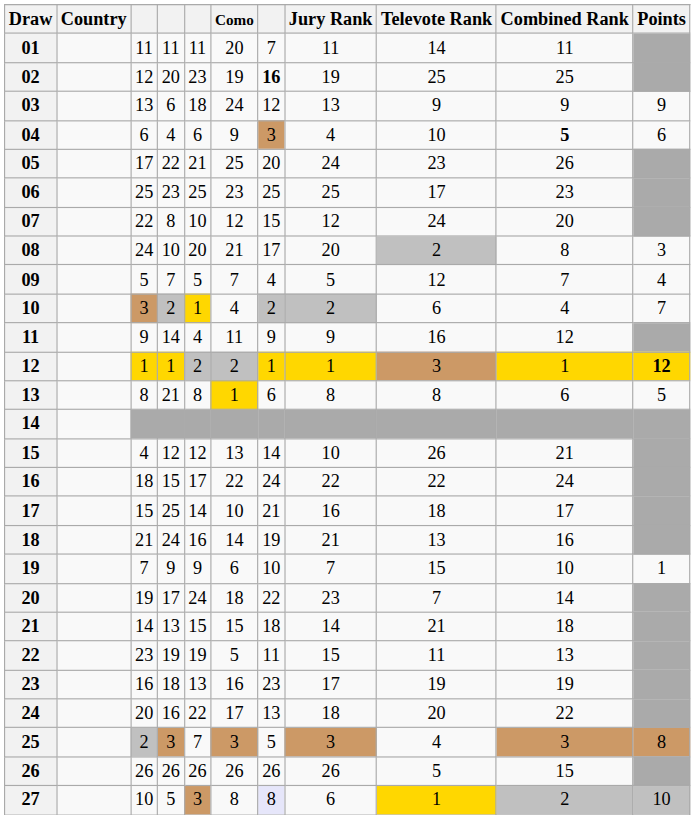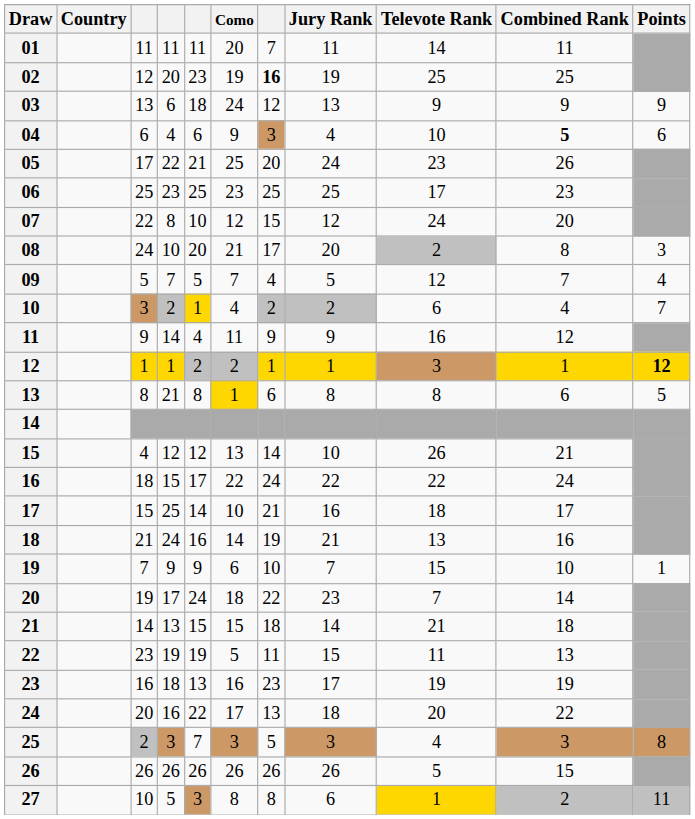(271, 800) lavender background -> (271, 800) no background
(662, 800) 10 -> (662, 800) 11
